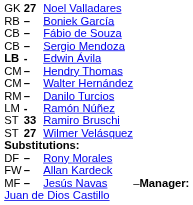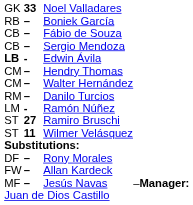(30, 8) 27 -> (30, 8) 33
(30, 121) 33 -> (30, 121) 27
(30, 133) 27 -> (30, 133) 11
